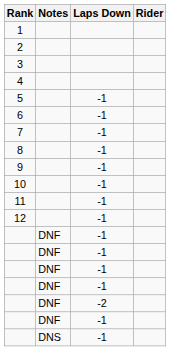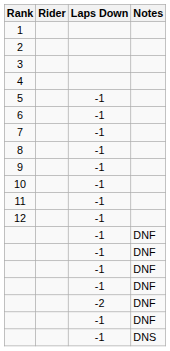columns swapped: (150, 13) <-> (53, 13)
